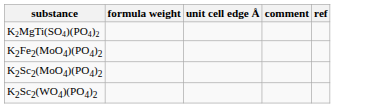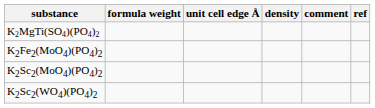+ column: (282, 13)
